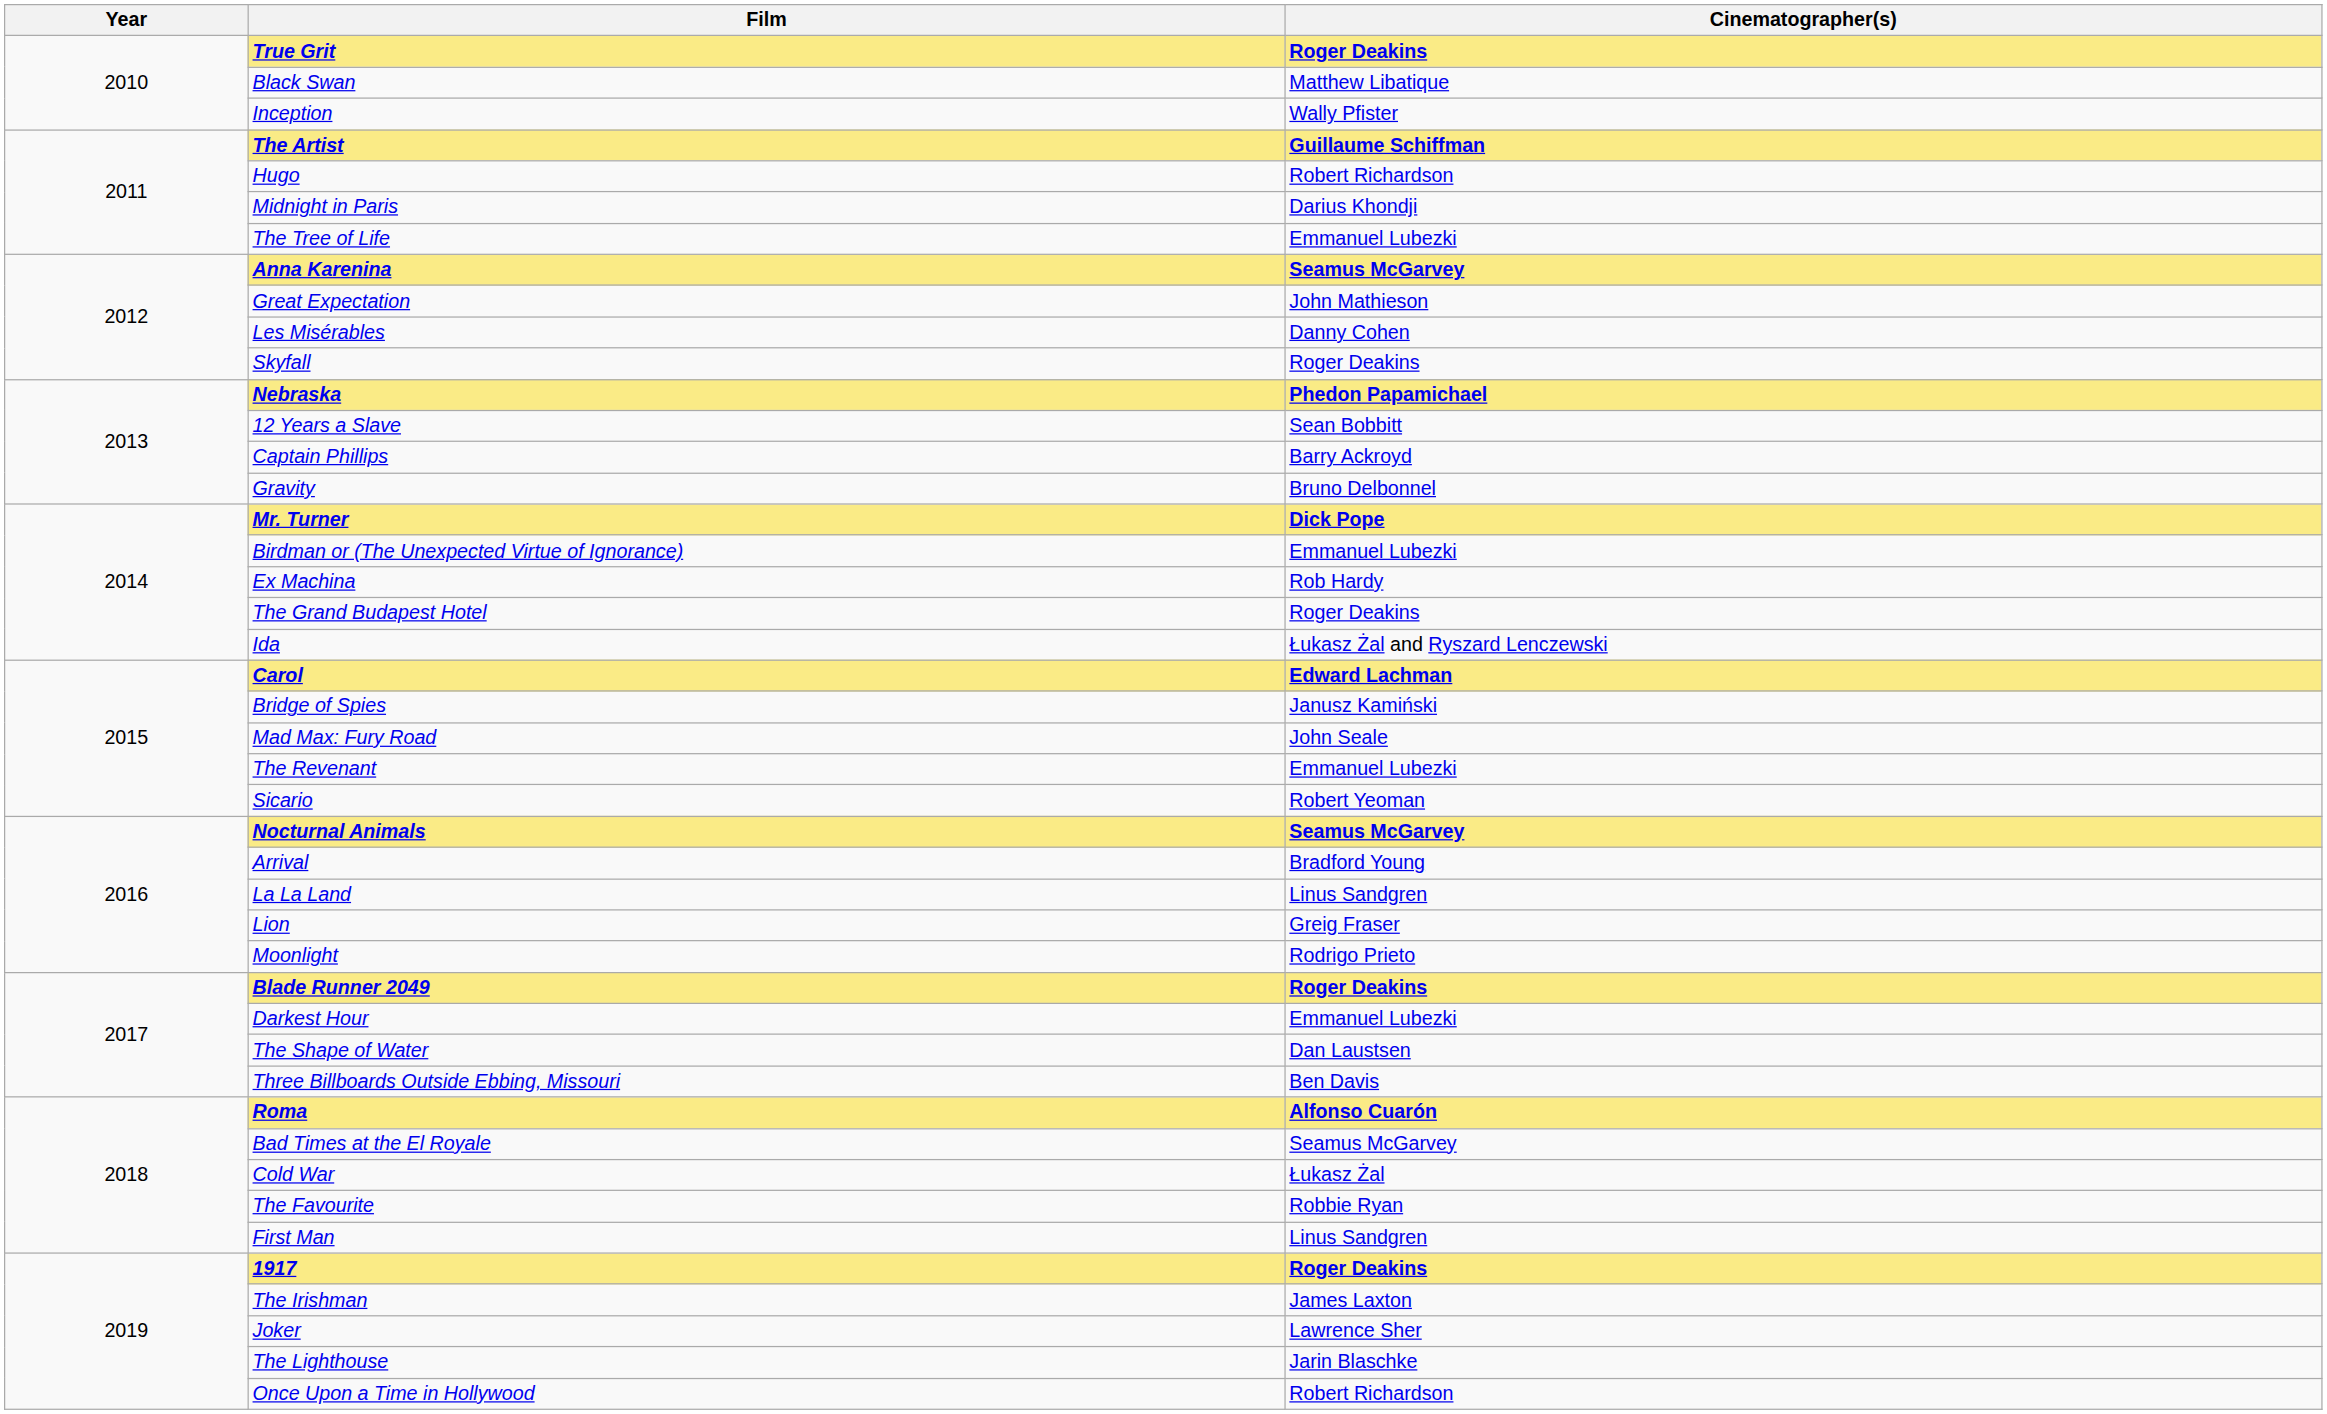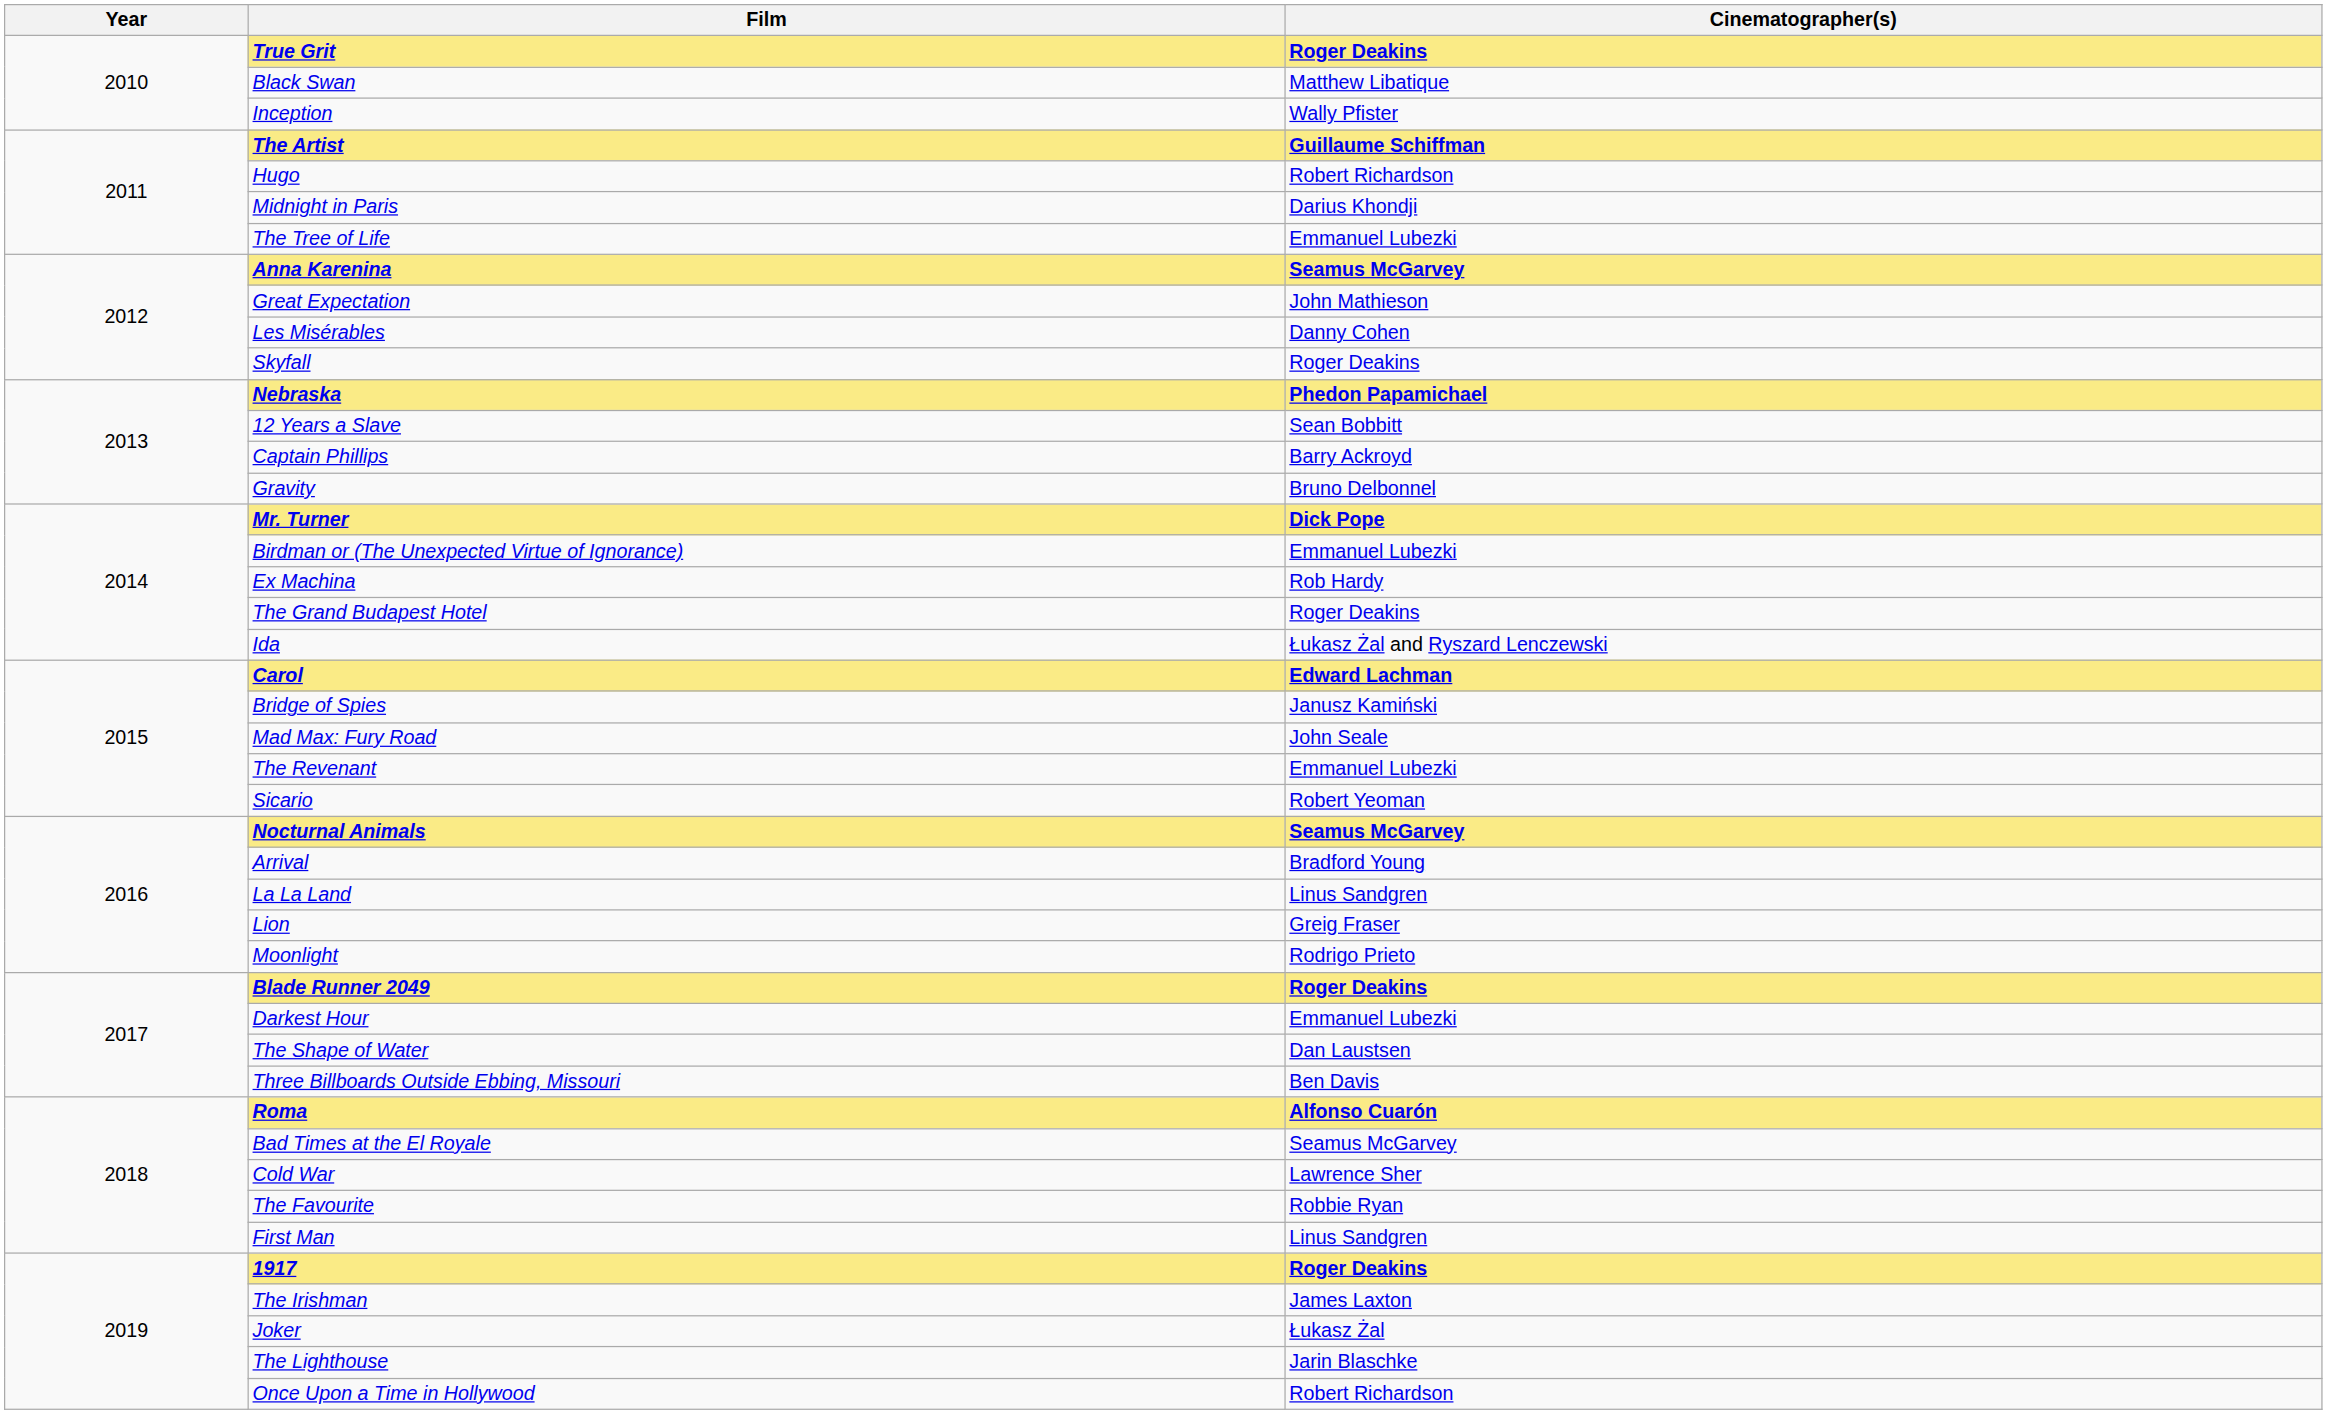(1337, 1174) Łukasz Żal -> (1356, 1174) Lawrence Sher
(1356, 1330) Lawrence Sher -> (1337, 1330) Łukasz Żal
